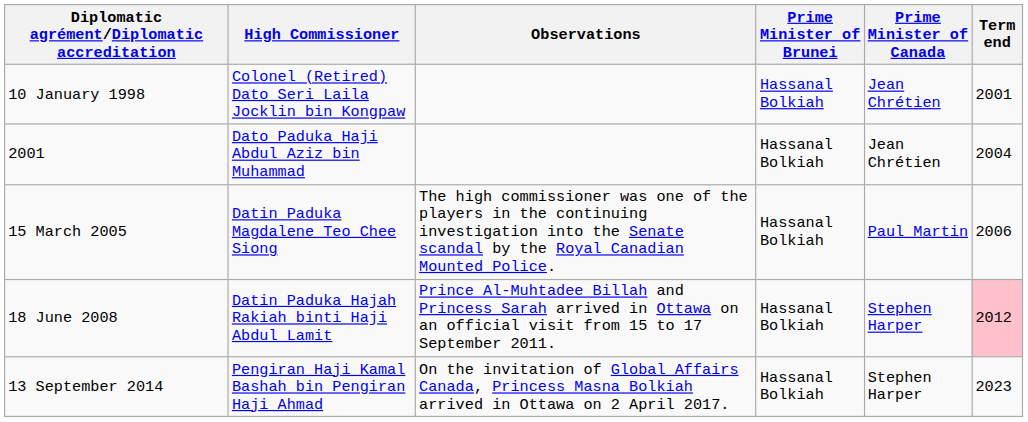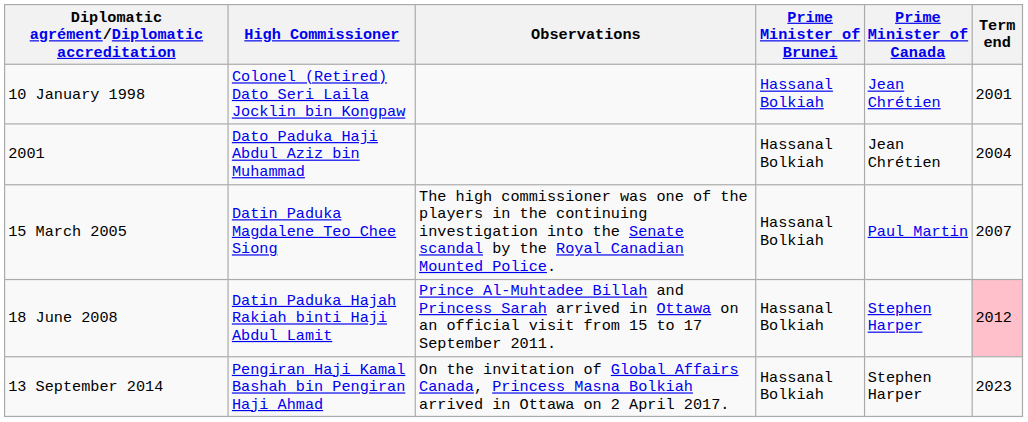(994, 232) 2006 -> (994, 232) 2007
